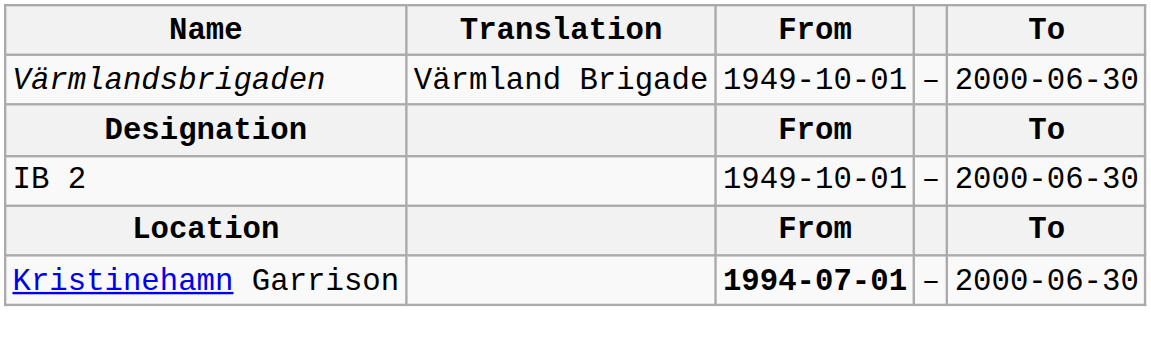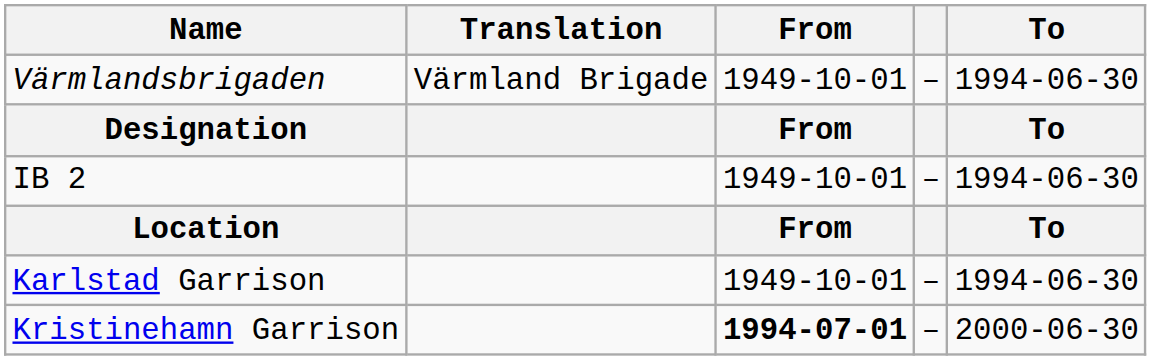(1047, 80) 2000-06-30 -> (1047, 80) 1994-06-30
(1047, 180) 2000-06-30 -> (1047, 180) 1994-06-30
+ row: (169, 280)
